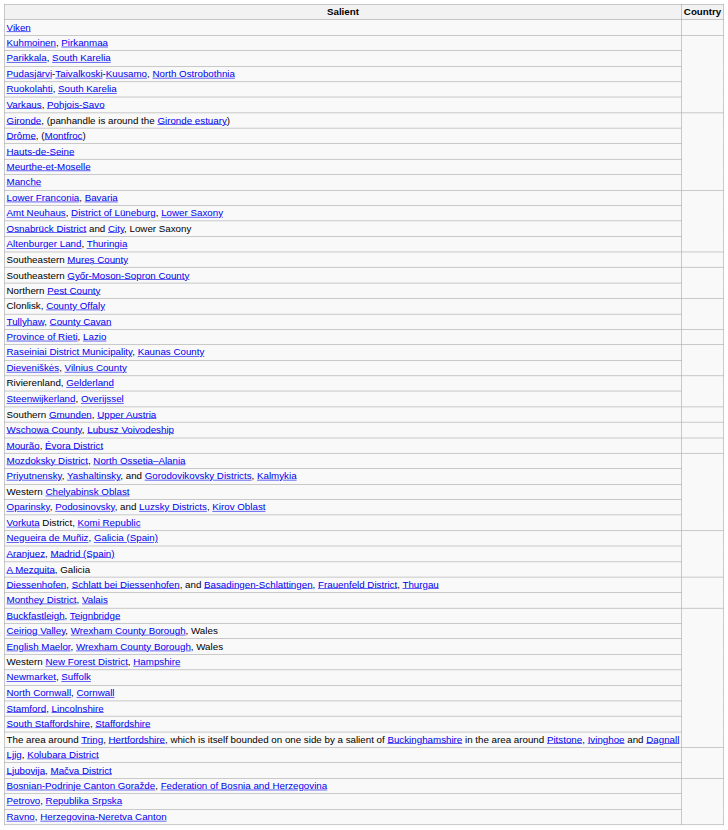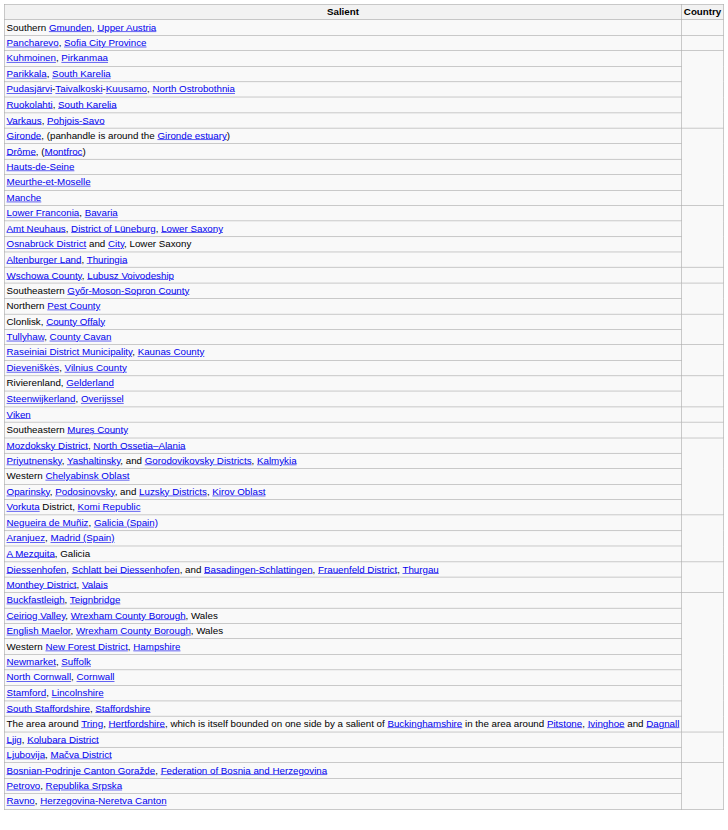rows swapped: (81, 414) <-> (19, 27)
+ row: (77, 43)
rows swapped: (67, 259) <-> (90, 430)
- row: (56, 337)
- row: (55, 445)
